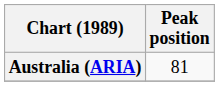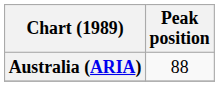(180, 66) 81 -> (180, 66) 88
